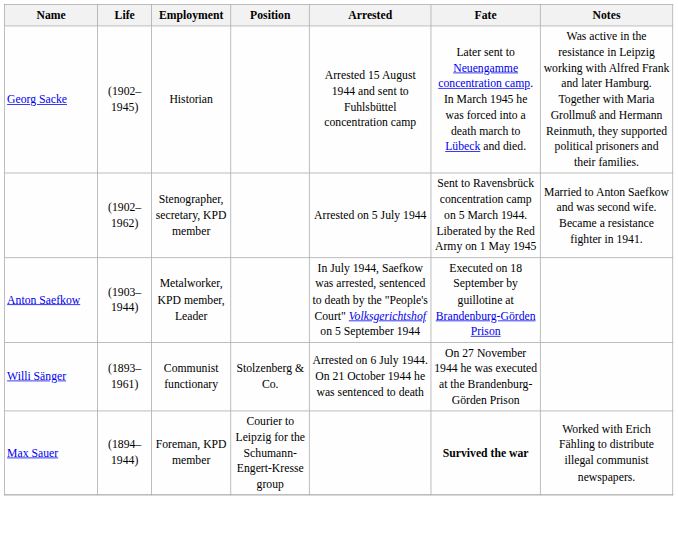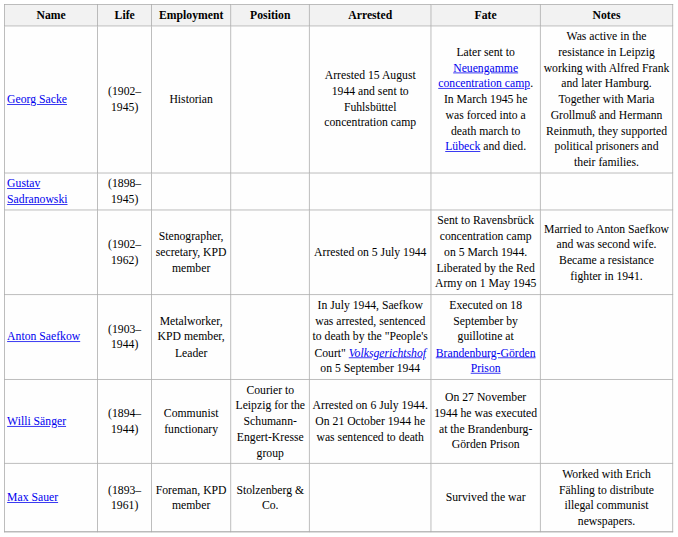+ row: (37, 191)
(125, 376) (1893–1961) -> (125, 421) (1894–1944)
(270, 376) Stolzenberg & Co. -> (270, 421) Courier to Leipzig for the Schumann-Engert-Kresse group
(125, 453) (1894–1944) -> (125, 497) (1893–1961)
(270, 453) Courier to Leipzig for the Schumann-Engert-Kresse group -> (270, 497) Stolzenberg & Co.
(486, 453) bold -> (486, 497) normal
